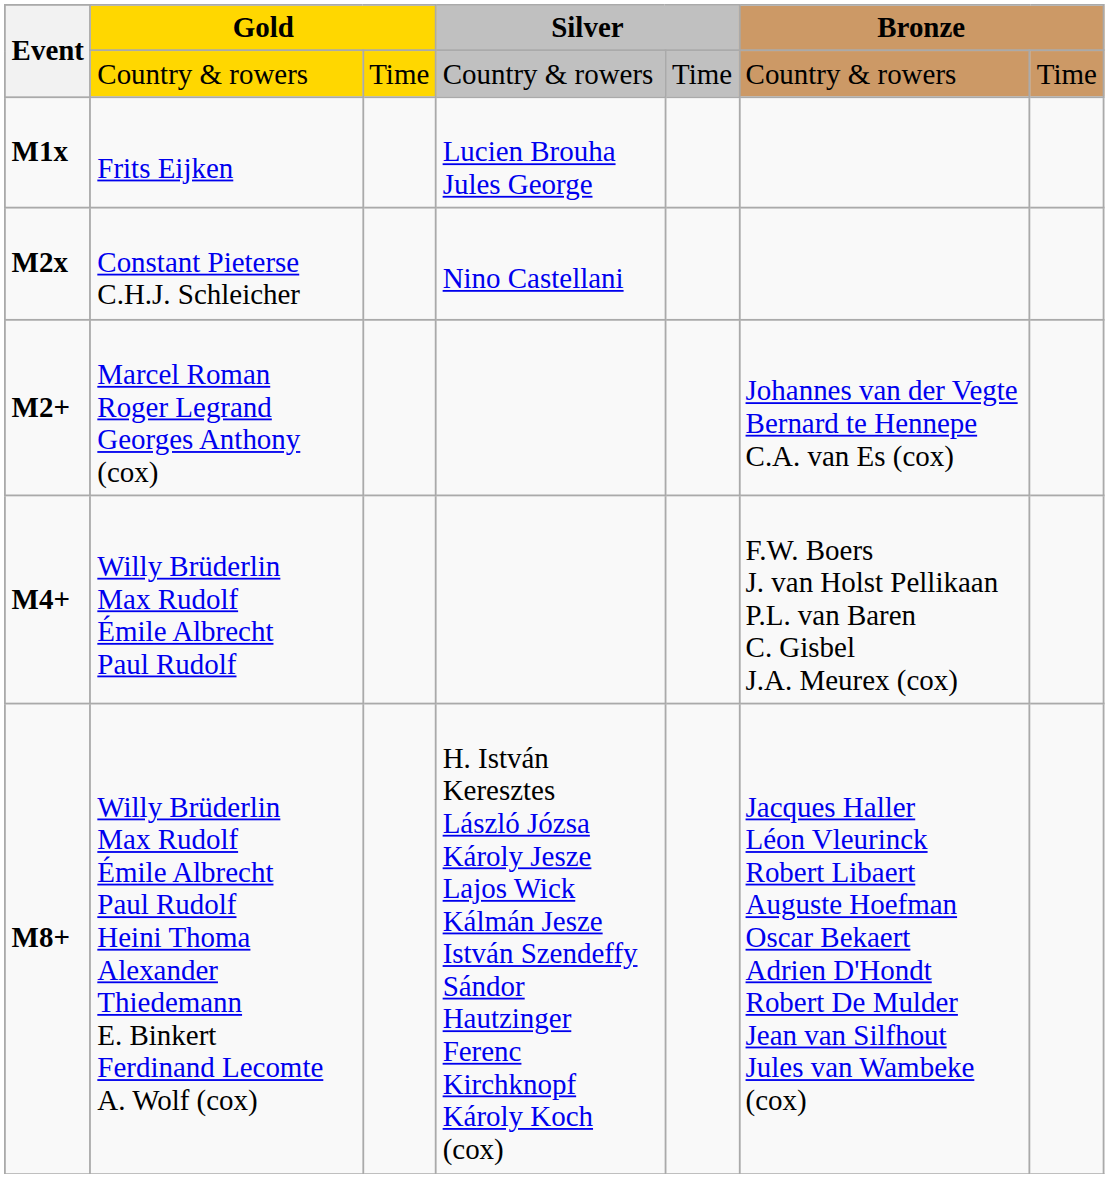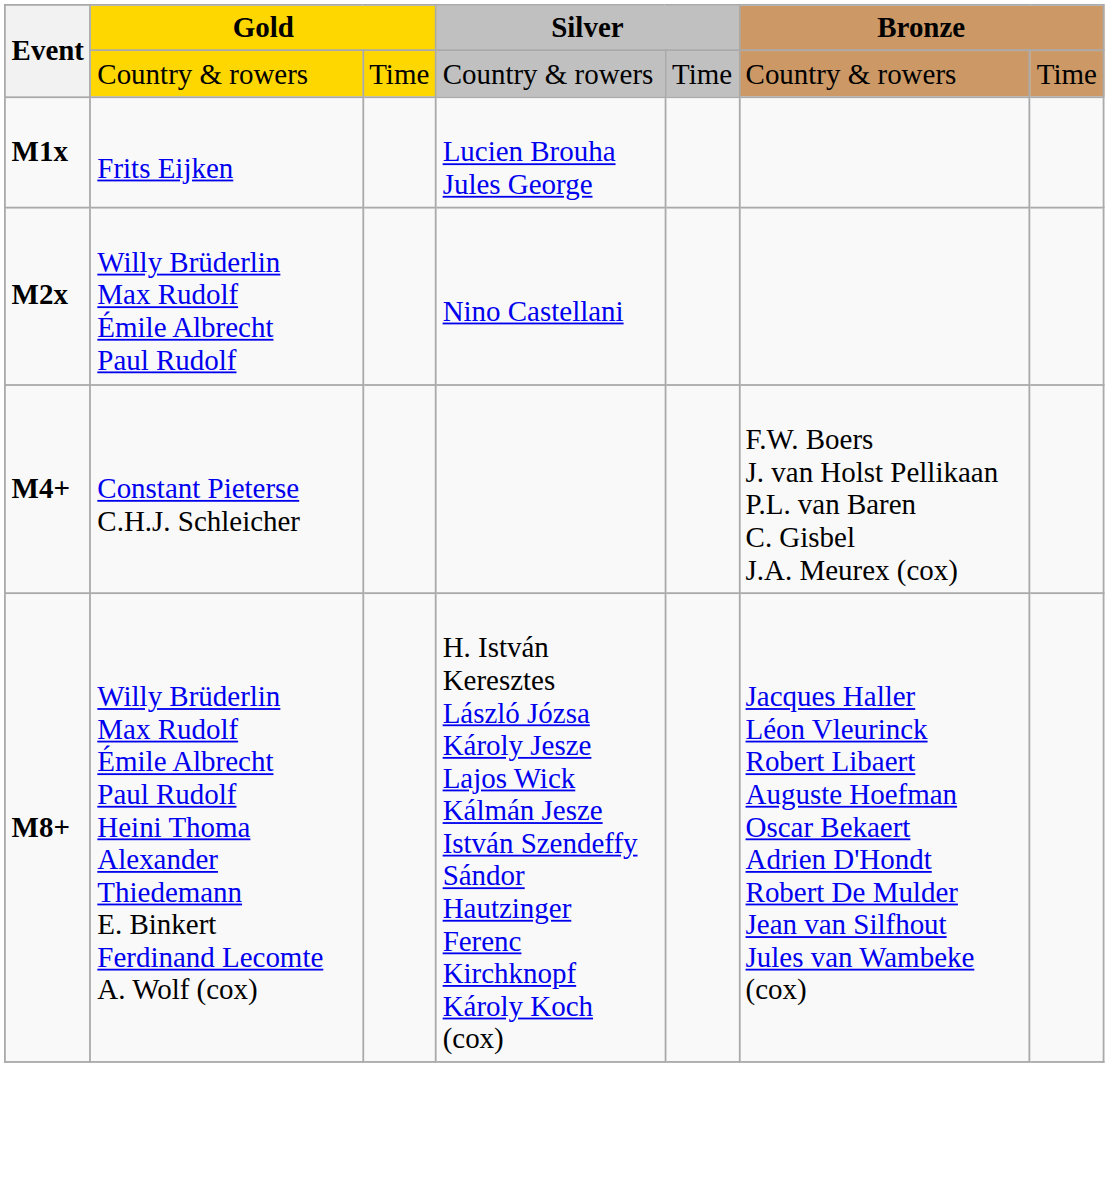(199, 279) Constant Pieterse C.H.J. Schleicher -> (189, 311) Willy Brüderlin Max Rudolf Émile Albrecht Paul Rudolf
- row: (41, 406)
(189, 615) Willy Brüderlin Max Rudolf Émile Albrecht Paul Rudolf -> (199, 504) Constant Pieterse C.H.J. Schleicher
